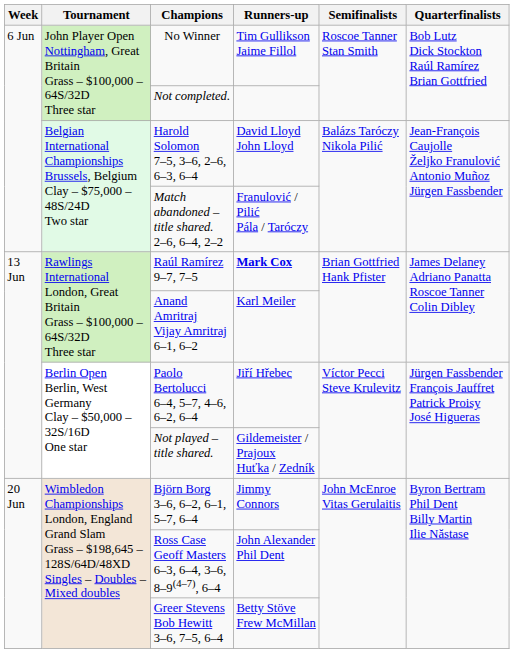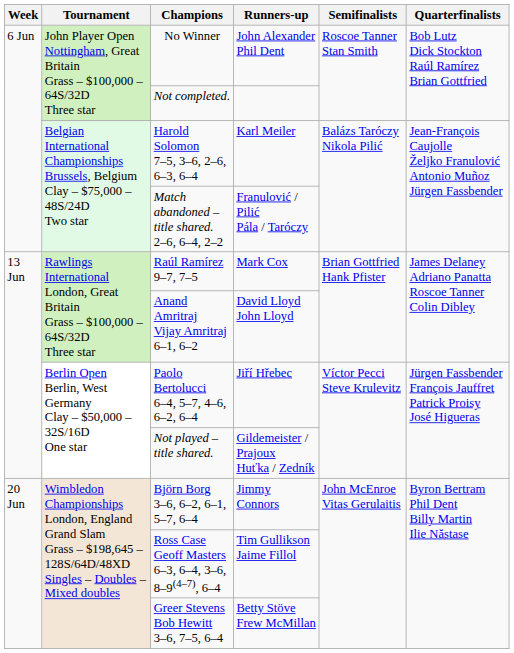(273, 43) Tim Gullikson Jaime Fillol -> (276, 43) John Alexander Phil Dent
(268, 138) David Lloyd John Lloyd -> (266, 131) Karl Meiler
(264, 262) bold -> (262, 262) normal
(266, 301) Karl Meiler -> (268, 309) David Lloyd John Lloyd
(276, 547) John Alexander Phil Dent -> (273, 547) Tim Gullikson Jaime Fillol
